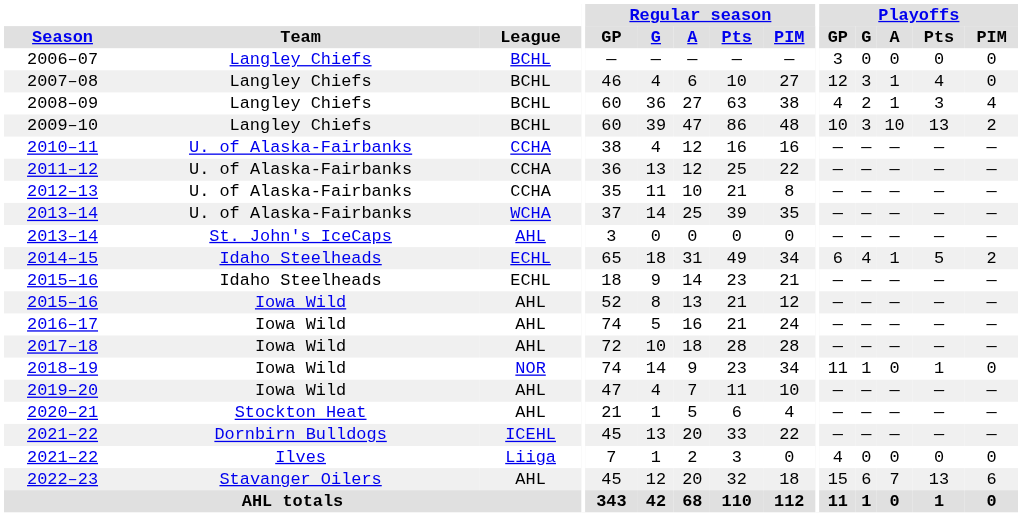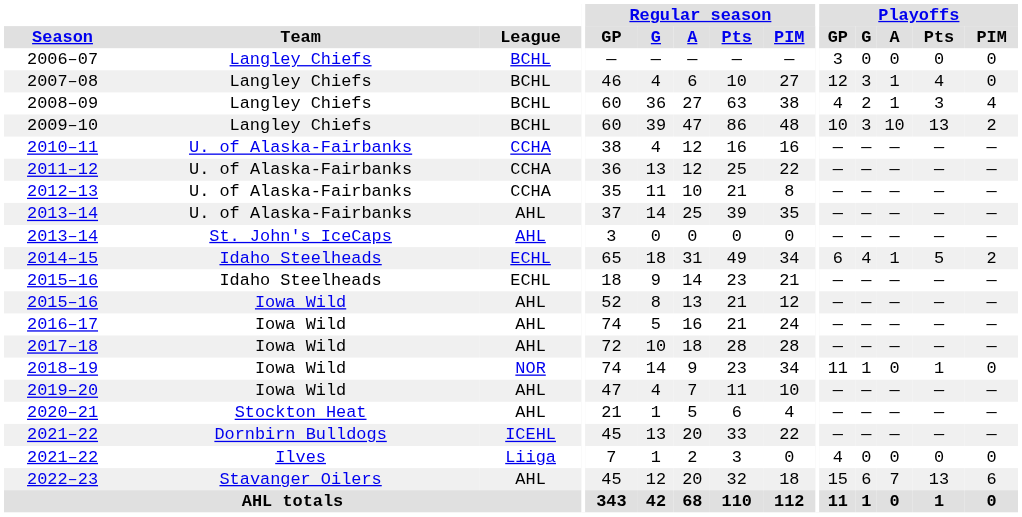(531, 214) WCHA -> (531, 214) AHL
